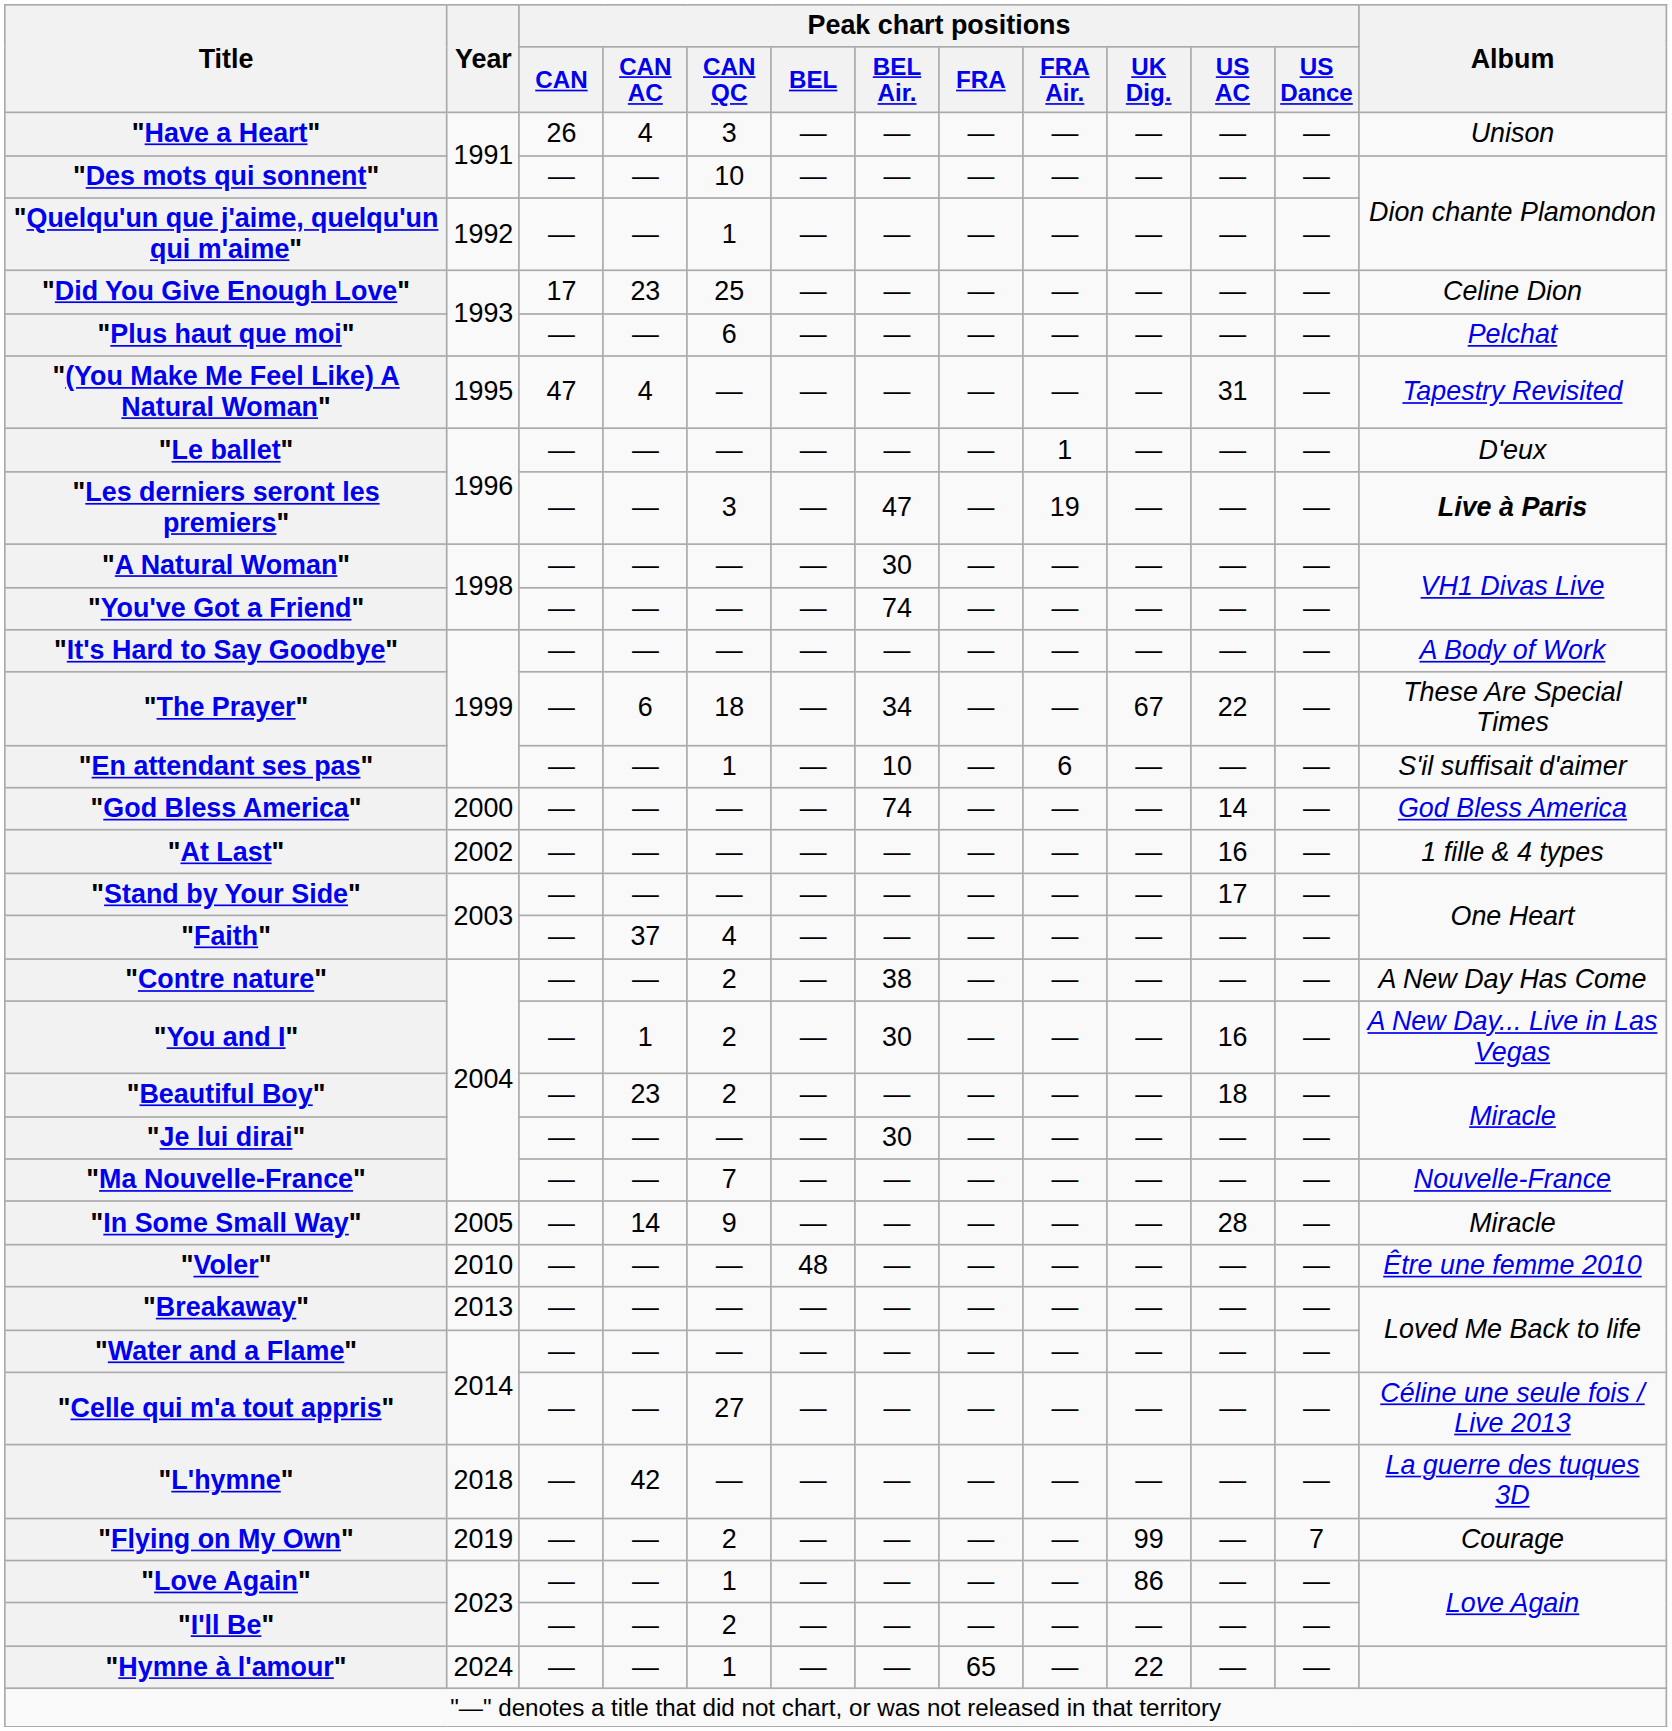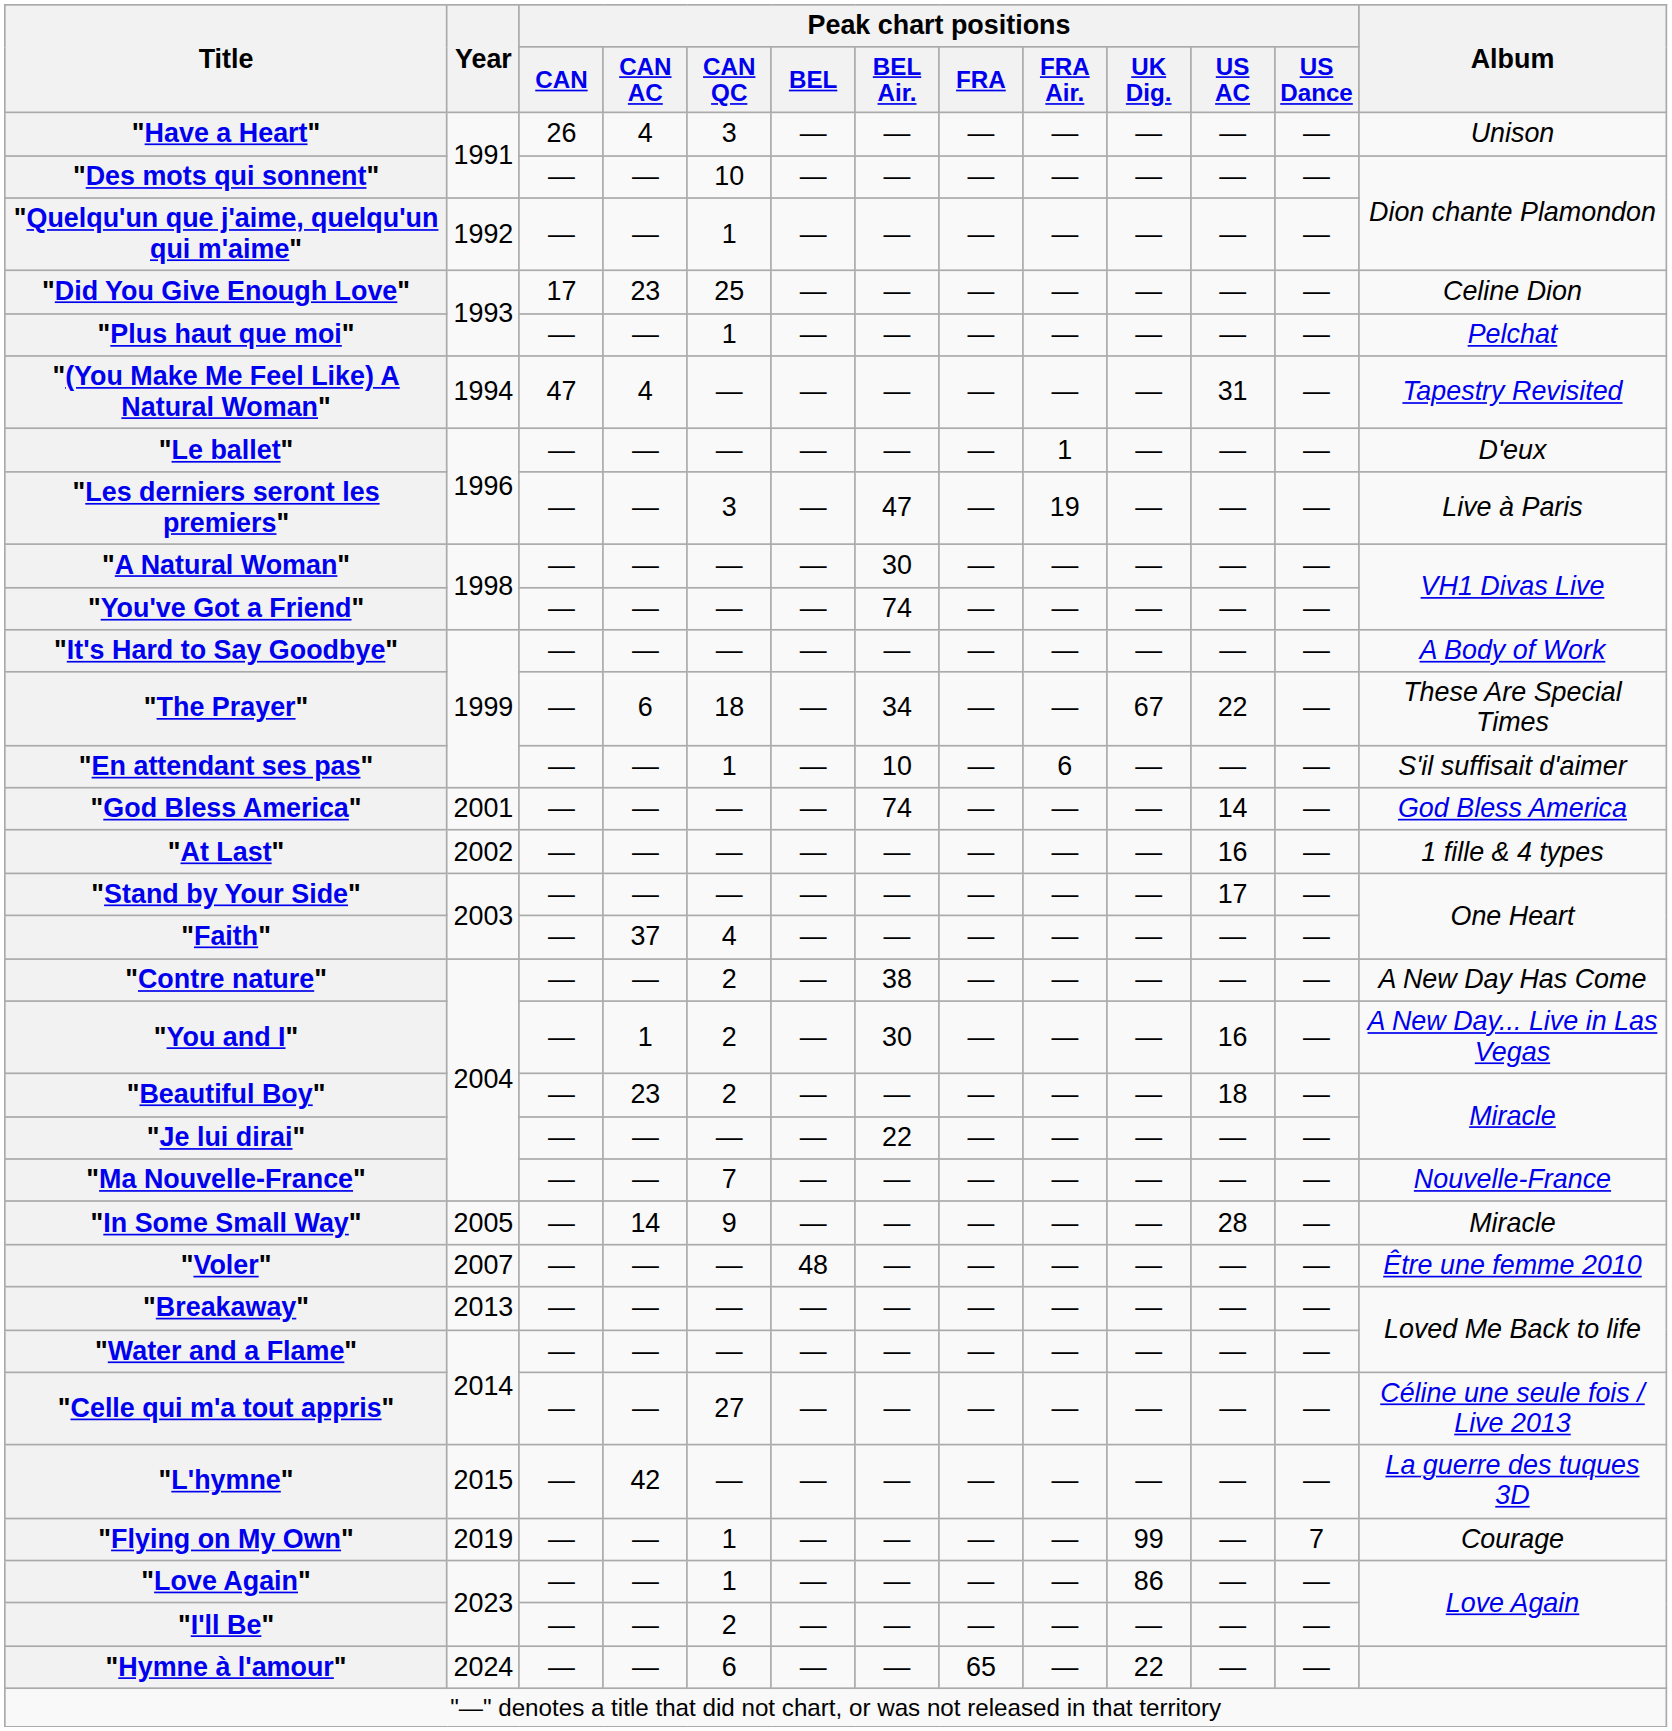(729, 334) 6 -> (729, 334) 1
(483, 392) 1995 -> (483, 392) 1994
(1512, 507) bold -> (1512, 507) normal
(483, 808) 2000 -> (483, 808) 2001
(897, 1137) 30 -> (897, 1137) 22
(483, 1265) 2010 -> (483, 1265) 2007
(483, 1481) 2018 -> (483, 1481) 2015
(729, 1538) 2 -> (729, 1538) 1
(729, 1666) 1 -> (729, 1666) 6
